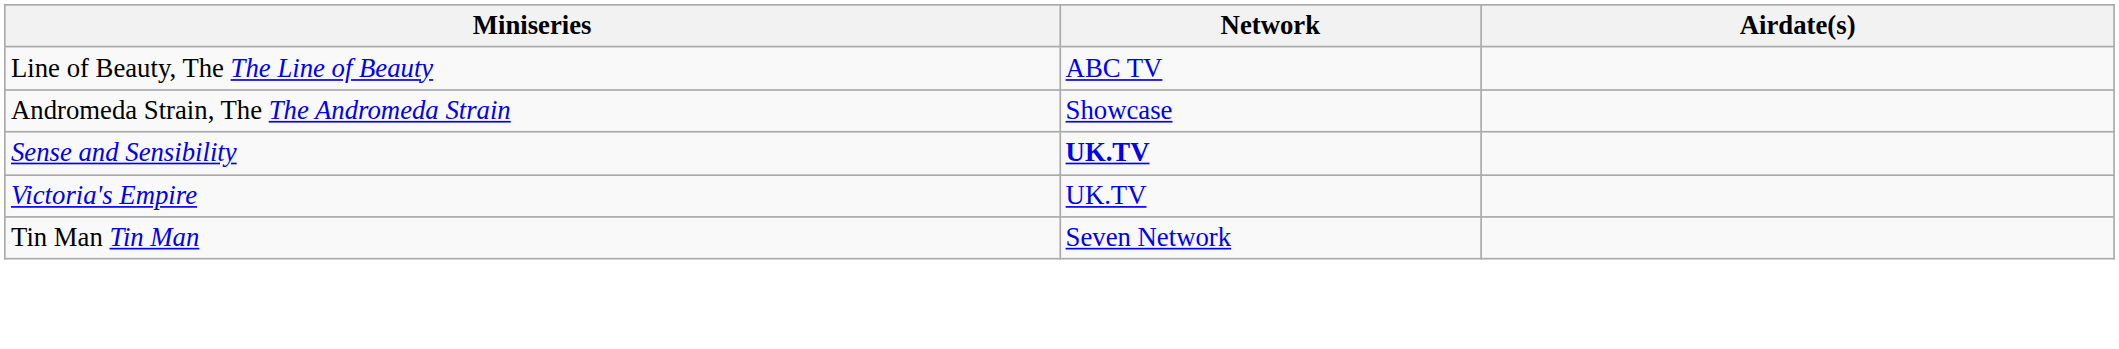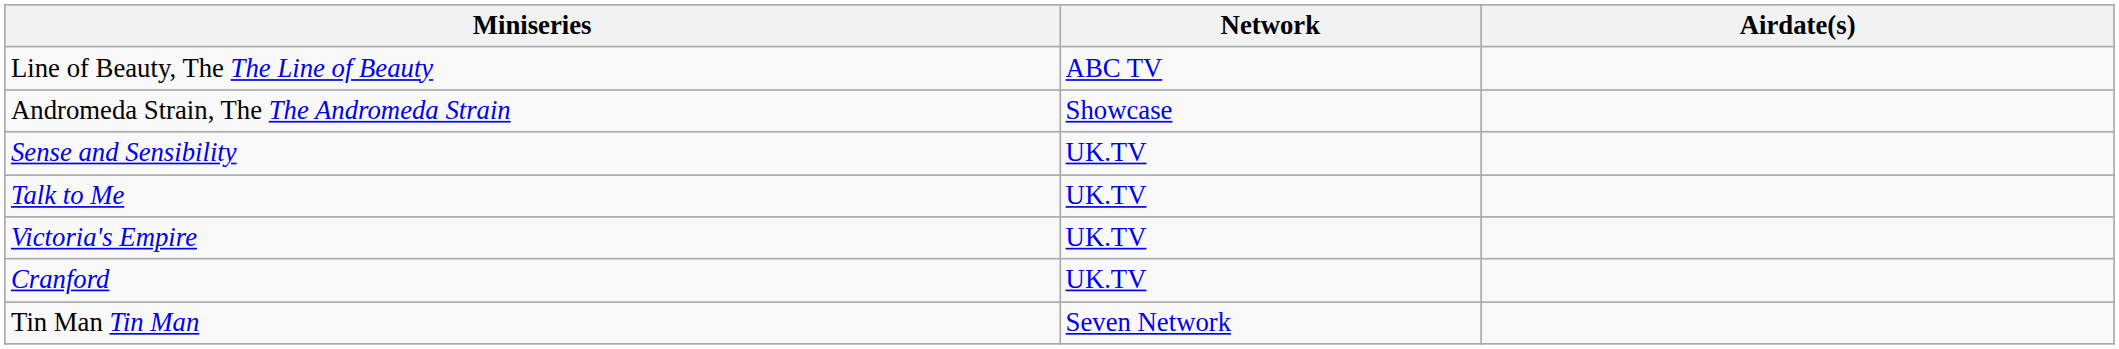(1108, 152) bold -> (1106, 152) normal
+ row: (68, 195)
+ row: (60, 279)
